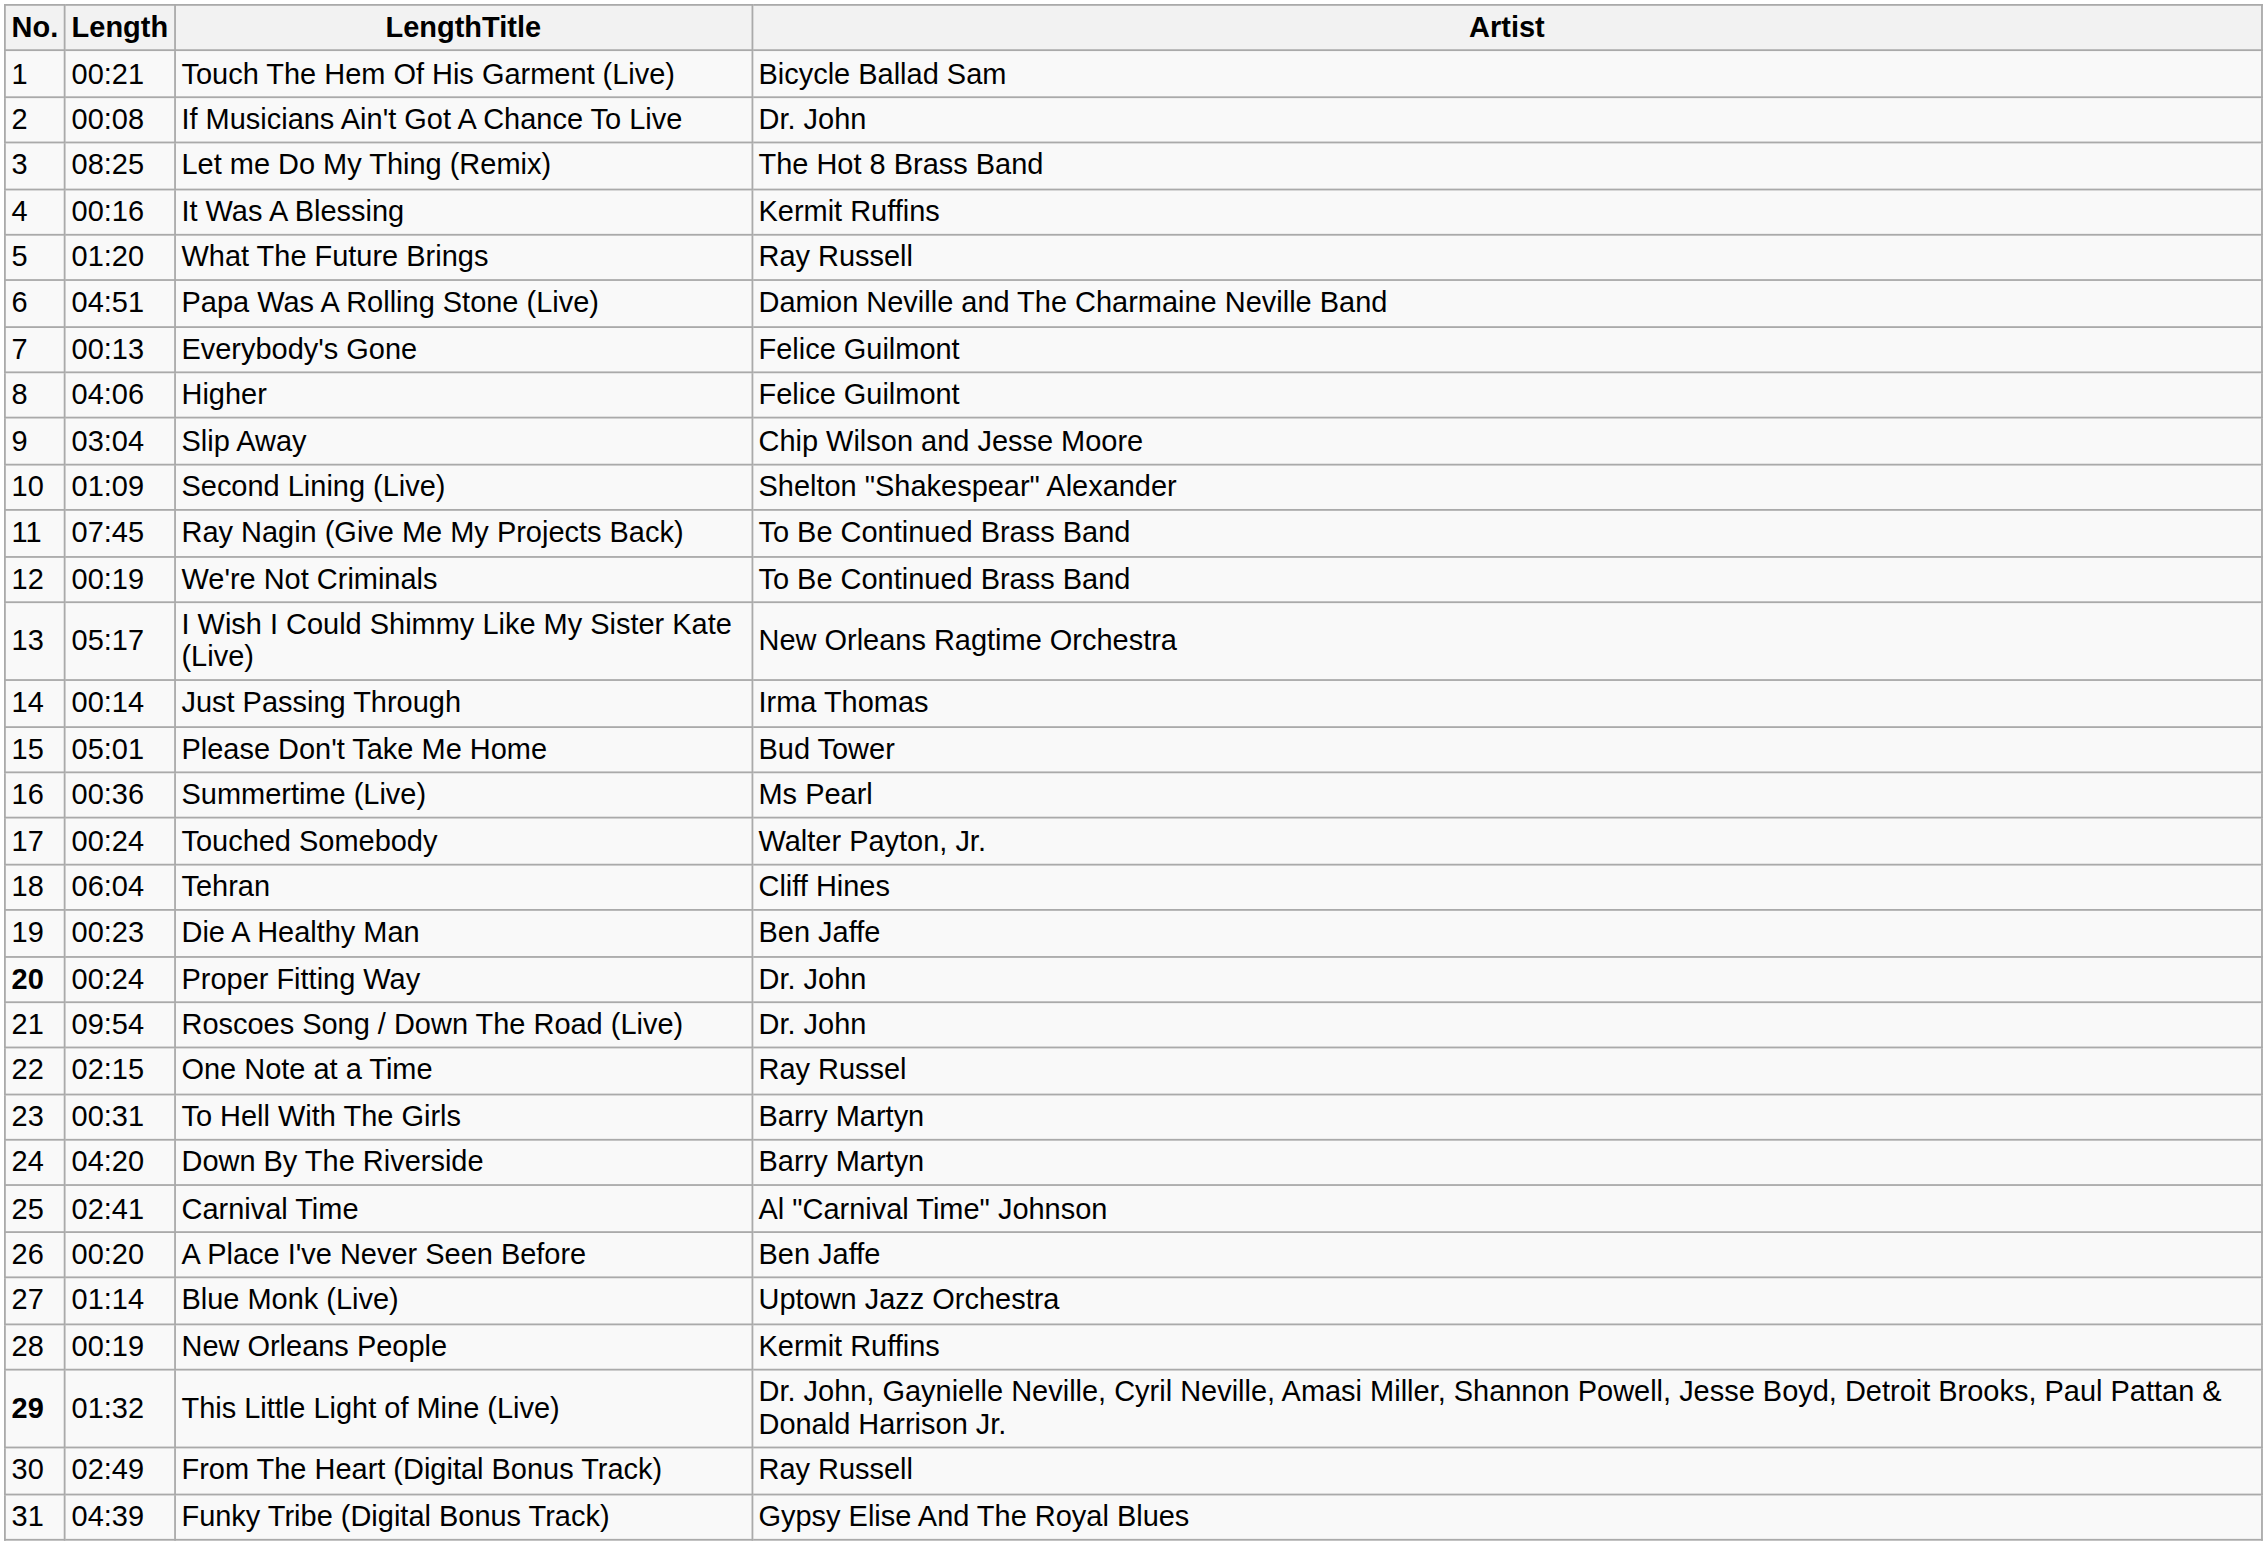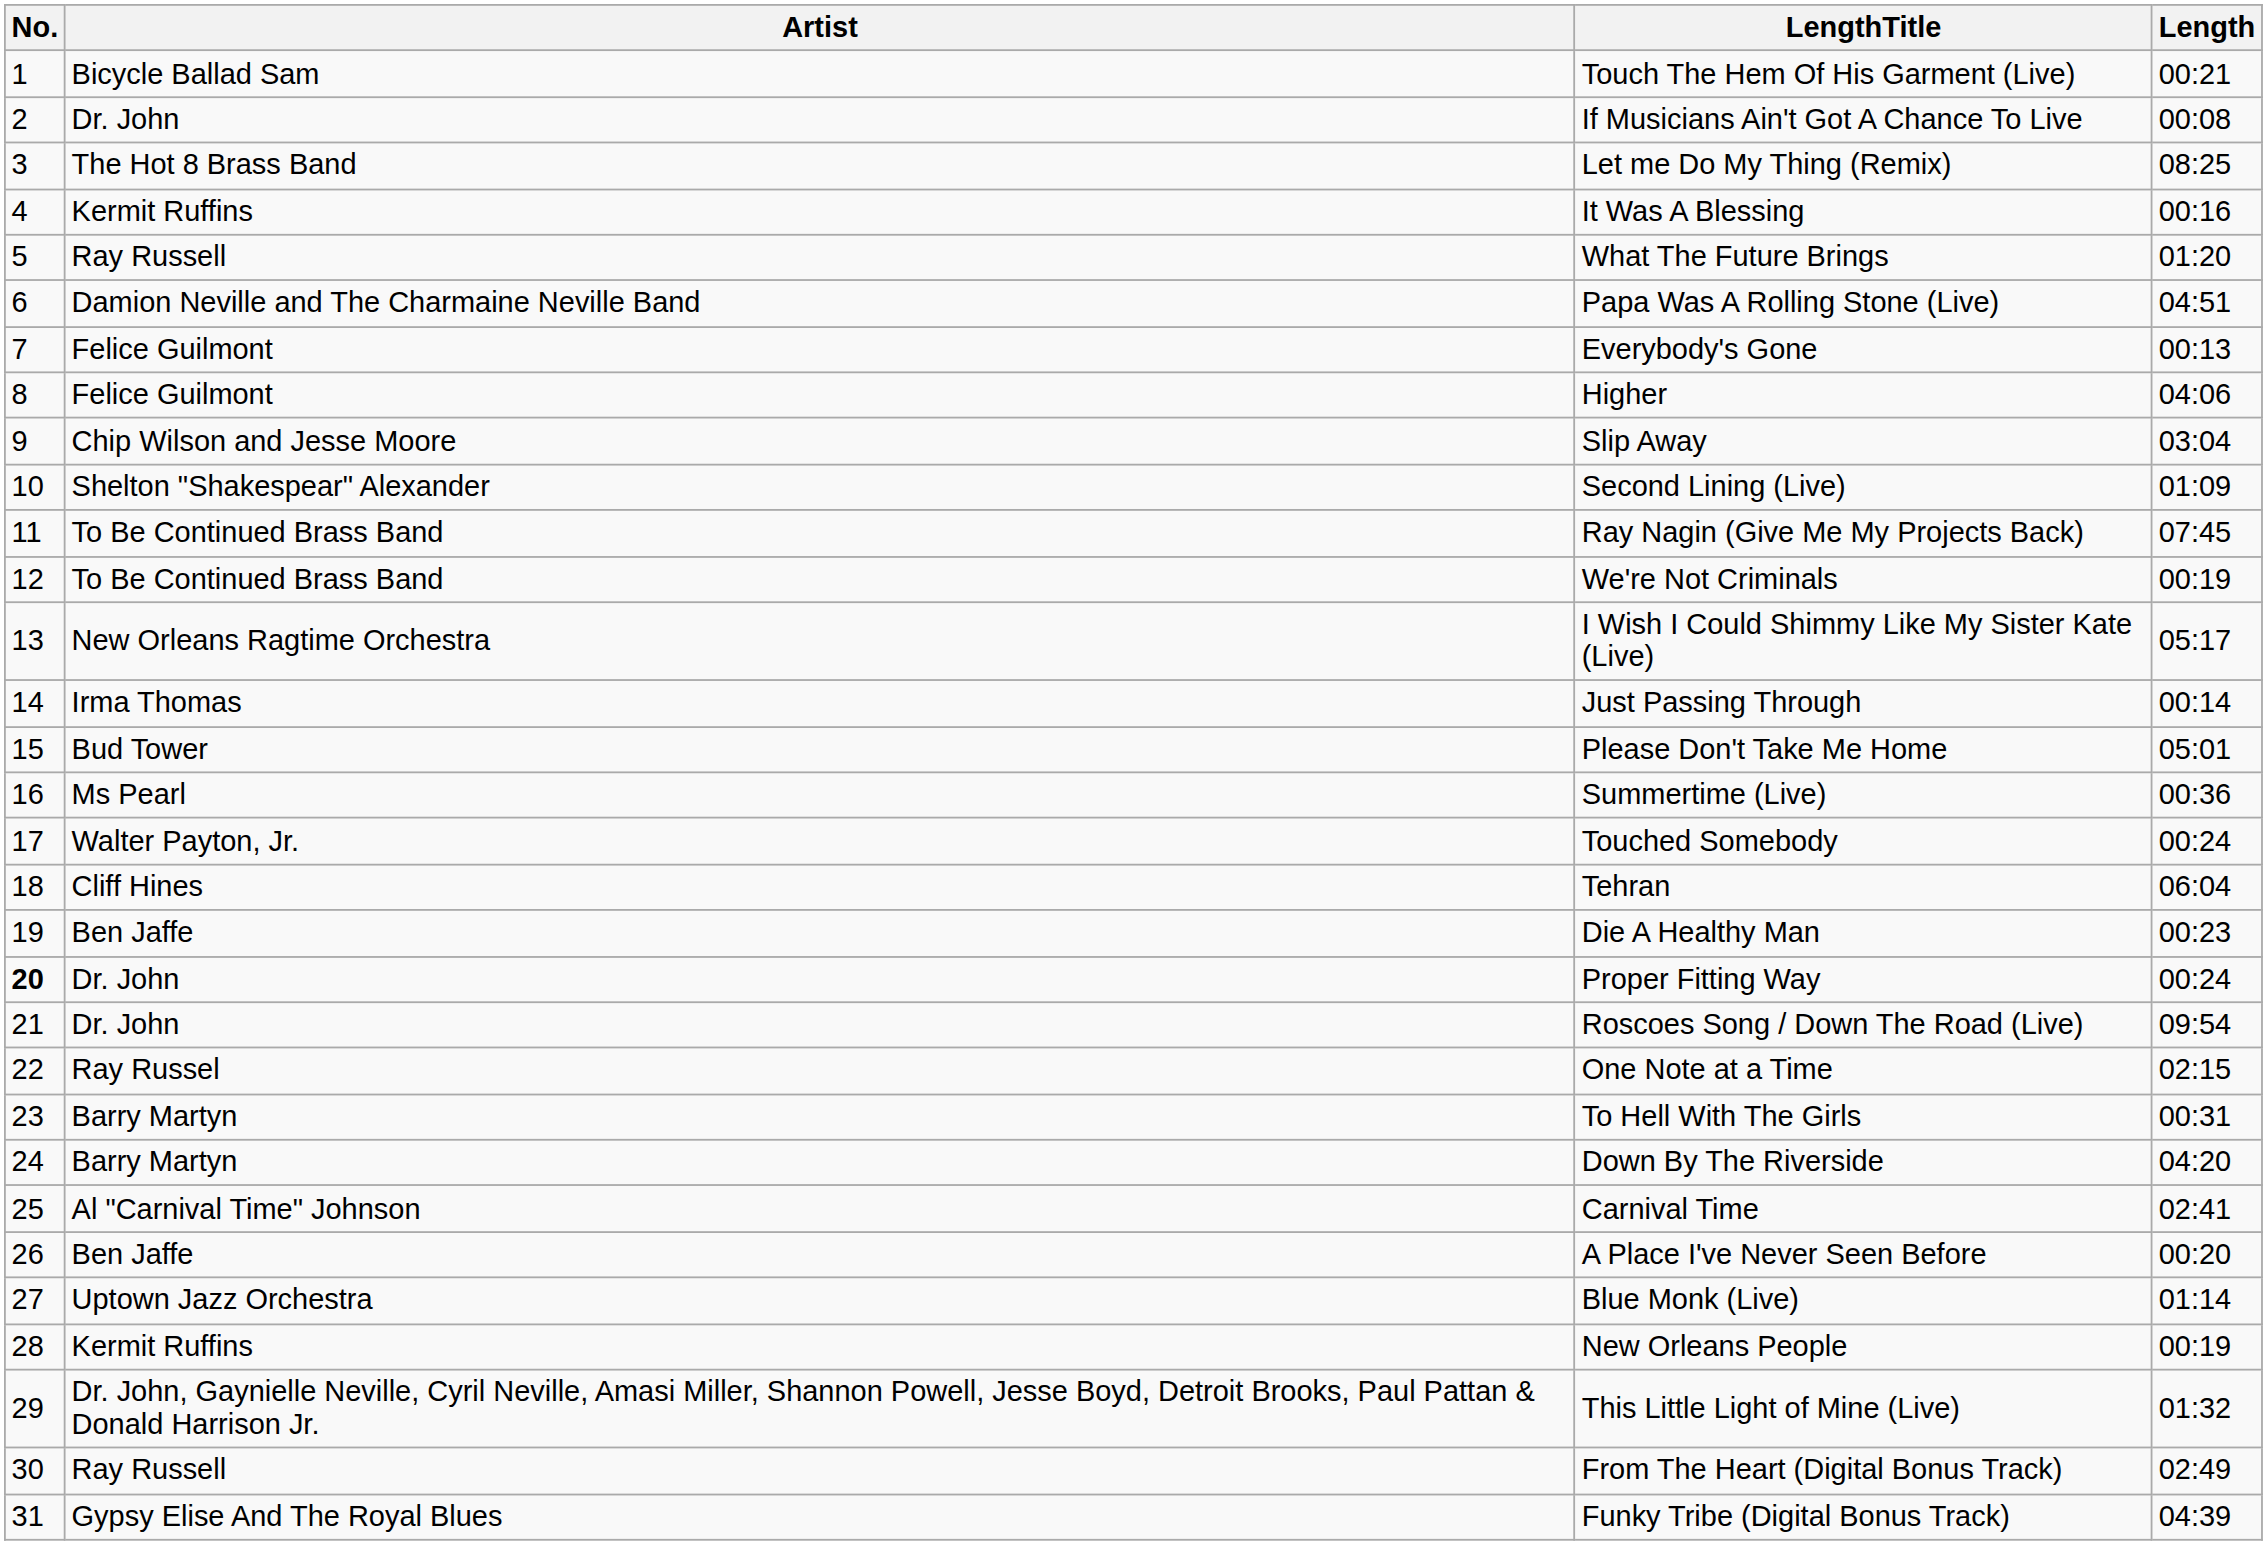columns swapped: (1507, 27) <-> (120, 27)
(28, 1408) bold -> (28, 1408) normal
